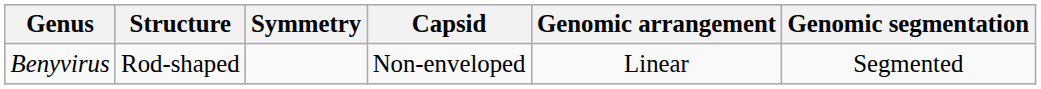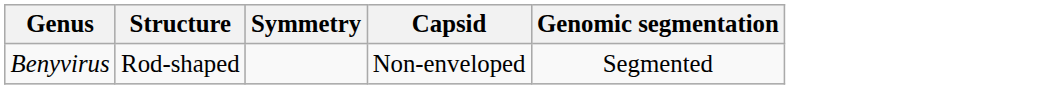- column: (656, 24)
